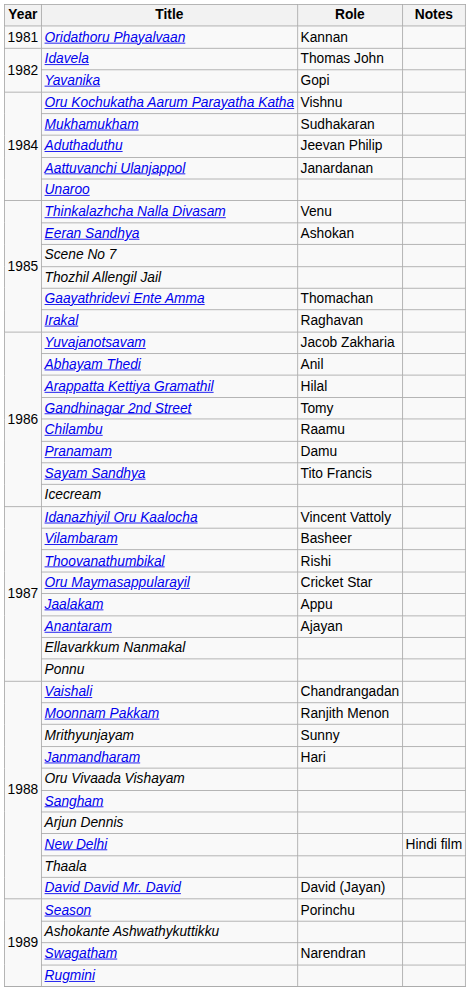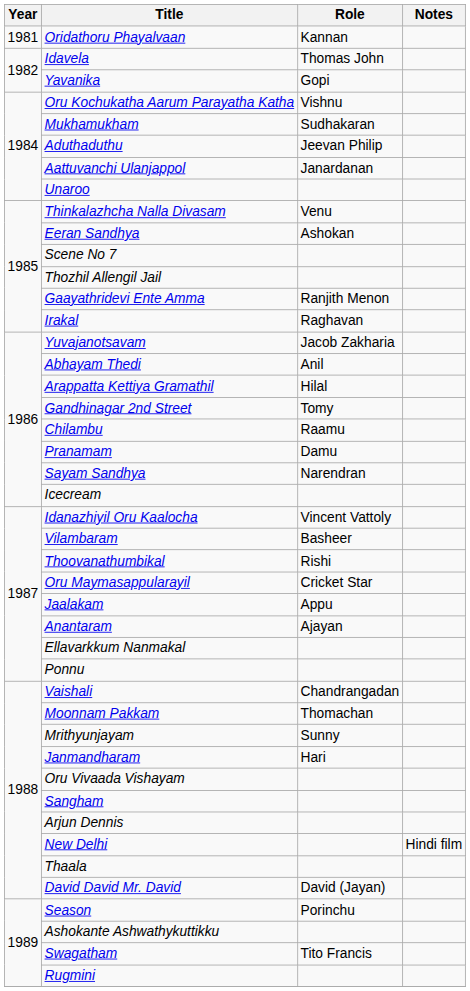(337, 299) Thomachan -> (345, 299) Ranjith Menon
(336, 473) Tito Francis -> (333, 473) Narendran
(345, 713) Ranjith Menon -> (337, 713) Thomachan
(333, 953) Narendran -> (336, 953) Tito Francis
